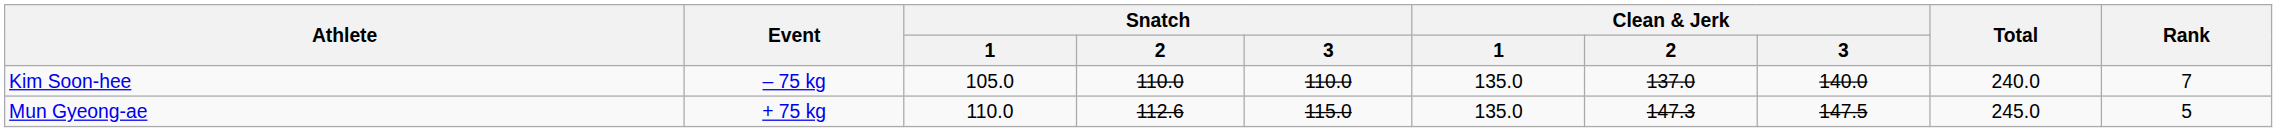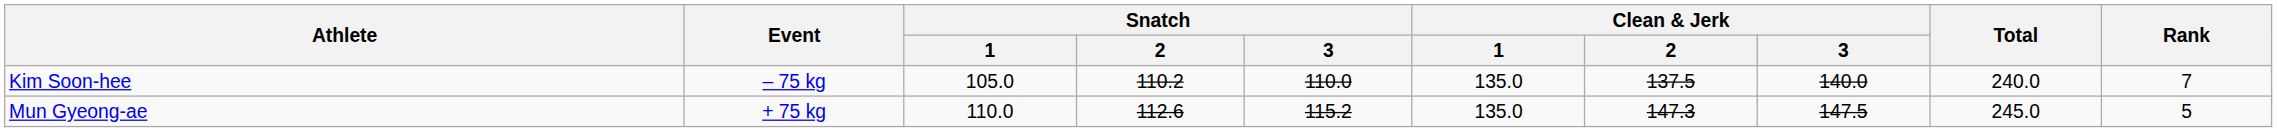(1160, 81) 110.0 -> (1160, 81) 110.2
(1671, 81) 137.0 -> (1671, 81) 137.5
(1328, 112) 115.0 -> (1328, 112) 115.2
